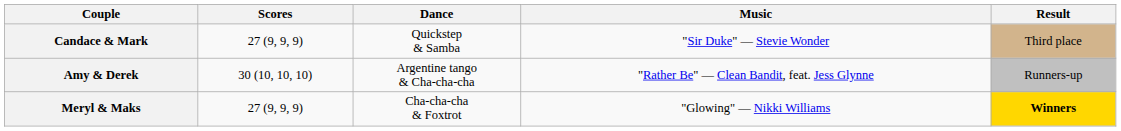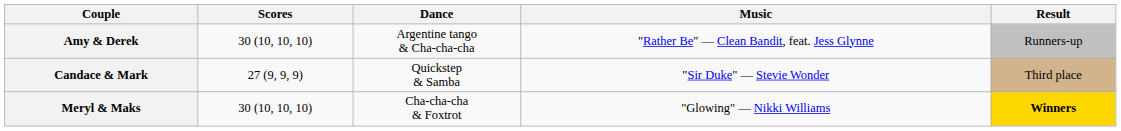rows swapped: (101, 75) <-> (101, 41)
(275, 108) 27 (9, 9, 9) -> (275, 108) 30 (10, 10, 10)
